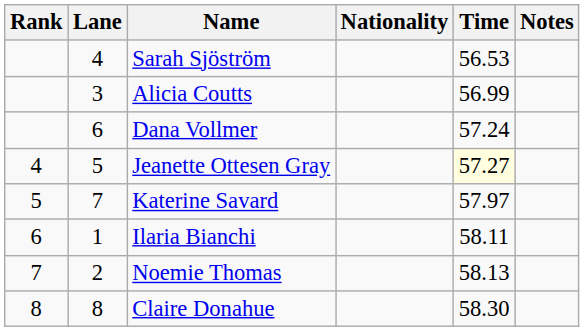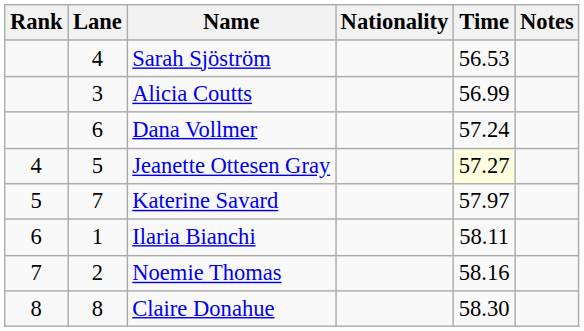(484, 272) 58.13 -> (484, 272) 58.16
